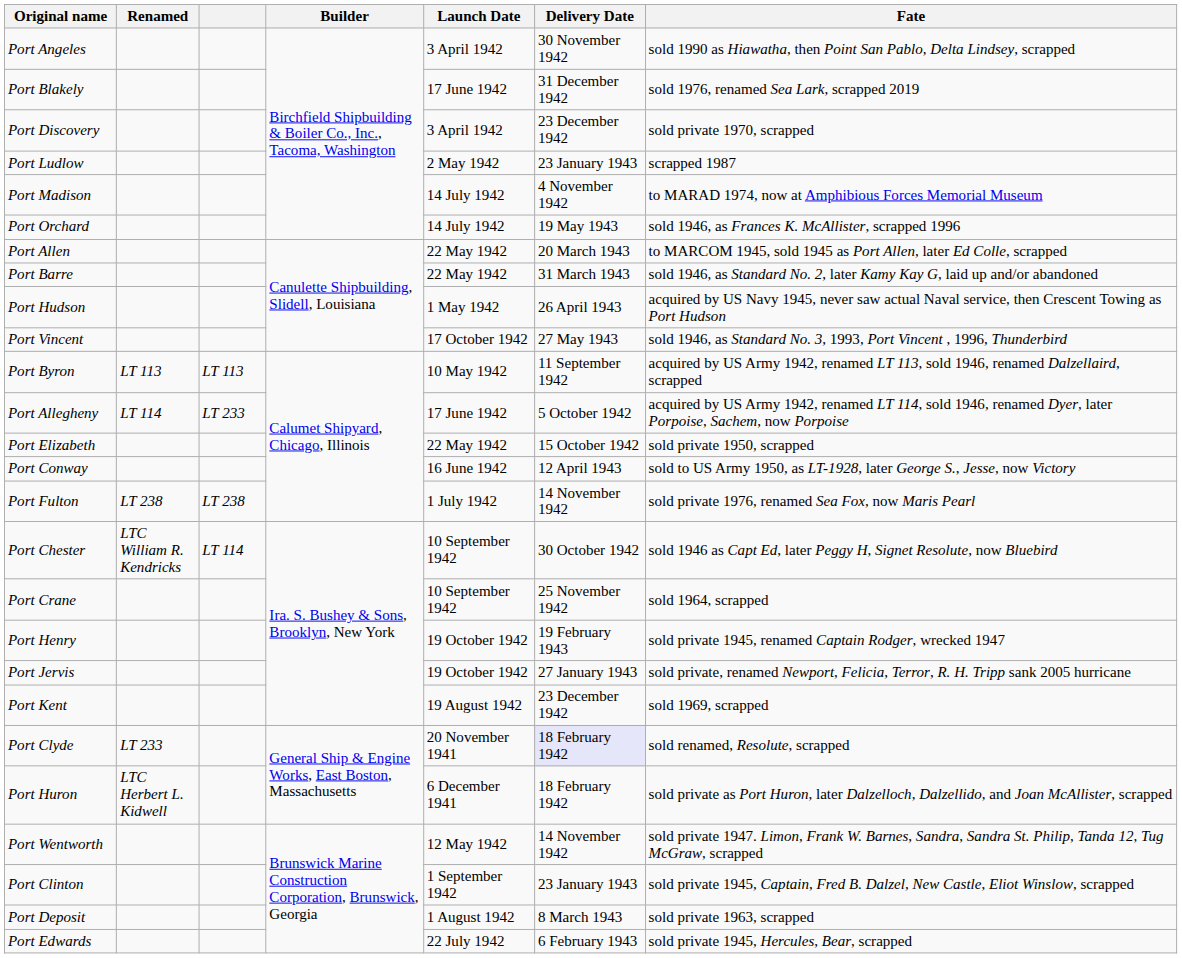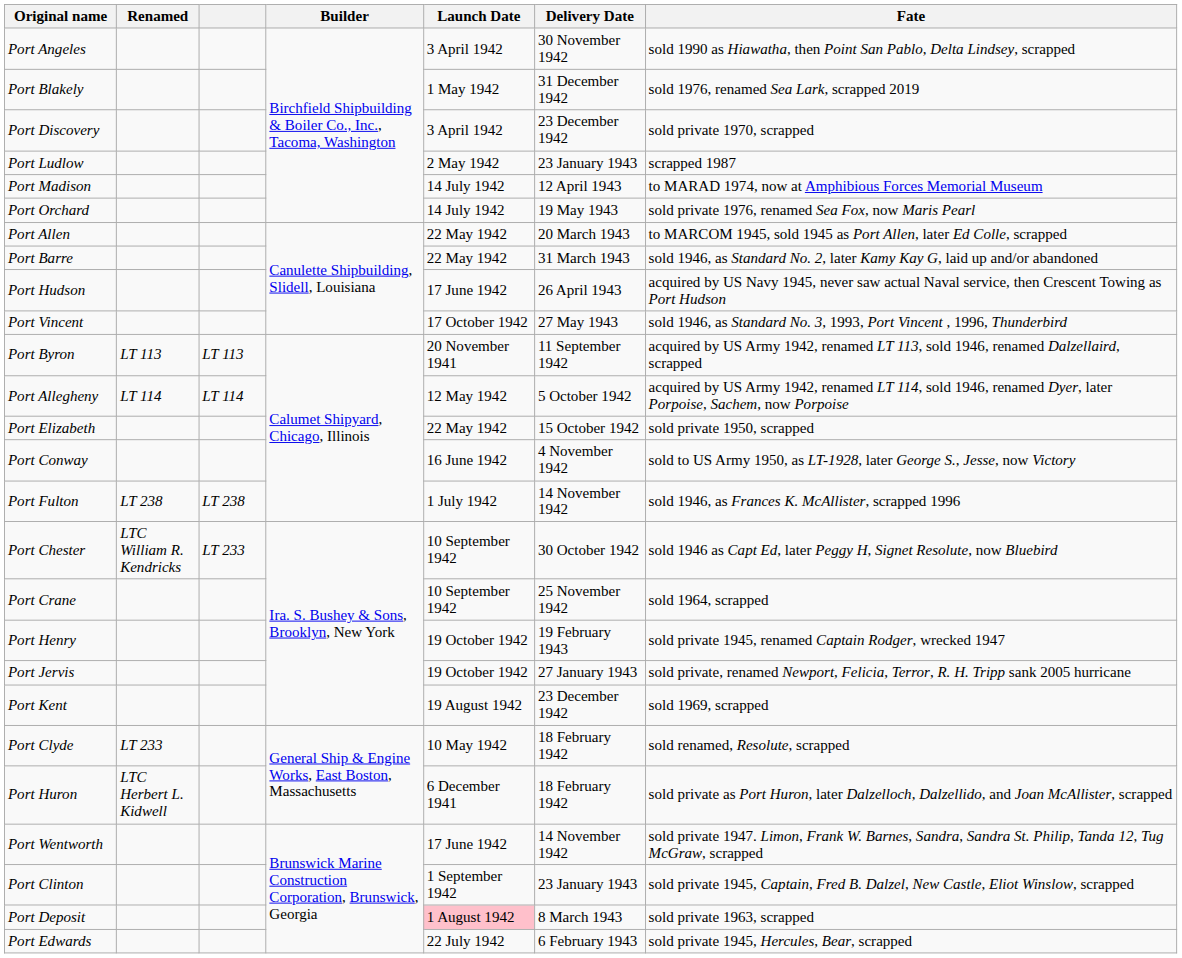(467, 89) 17 June 1942 -> (463, 89) 1 May 1942
(575, 194) 4 November 1942 -> (580, 186) 12 April 1943
(804, 227) sold 1946, as Frances K. McAllister, scrapped 1996 -> (812, 210) sold private 1976, renamed Sea Fox, now Maris Pearl
(463, 307) 1 May 1942 -> (467, 290) 17 June 1942
(467, 371) 10 May 1942 -> (468, 354) 20 November 1941
(224, 412) LT 233 -> (223, 395) LT 114
(467, 412) 17 June 1942 -> (467, 395) 12 May 1942
(580, 468) 12 April 1943 -> (575, 460) 4 November 1942
(812, 501) sold private 1976, renamed Sea Fox, now Maris Pearl -> (804, 501) sold 1946, as Frances K. McAllister, scrapped 1996
(223, 550) LT 114 -> (224, 550) LT 233
(468, 745) 20 November 1941 -> (467, 745) 10 May 1942
(574, 745) lavender background -> (574, 745) no background
(467, 844) 12 May 1942 -> (467, 844) 17 June 1942
(471, 917) no background -> (471, 917) pink background
